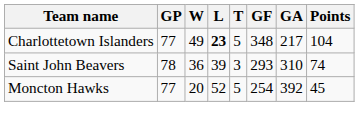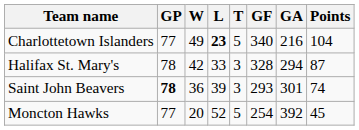(262, 40) 348 -> (262, 40) 340
(291, 40) 217 -> (291, 40) 216
+ row: (64, 64)
(168, 64) normal -> (168, 88) bold
(291, 64) 310 -> (291, 88) 301
